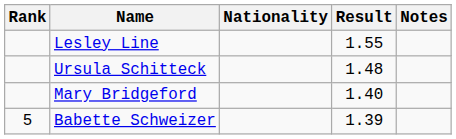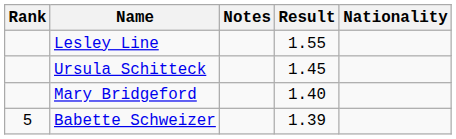columns swapped: (276, 18) <-> (424, 18)
(364, 69) 1.48 -> (307, 69) 1.45
